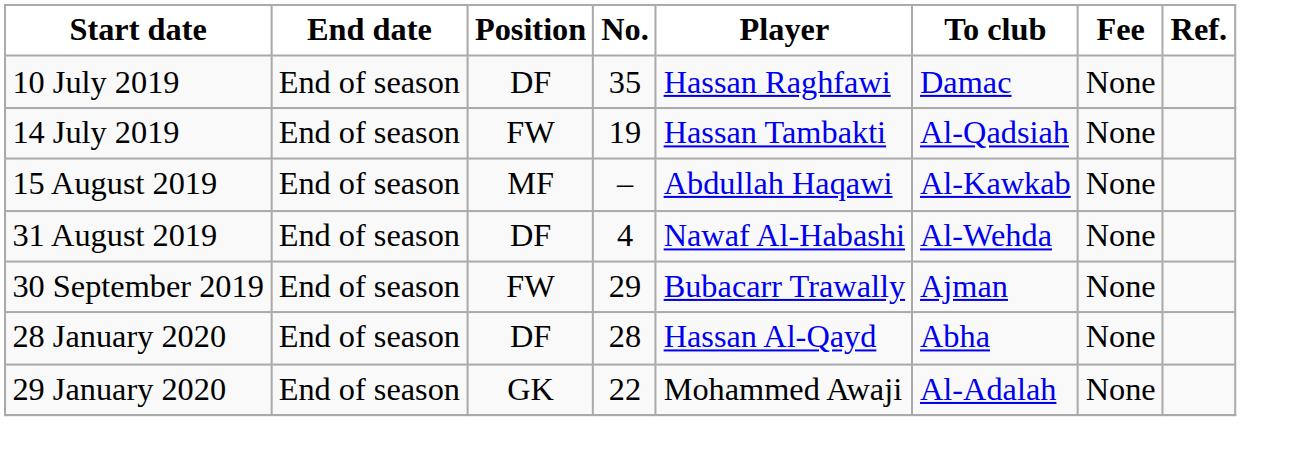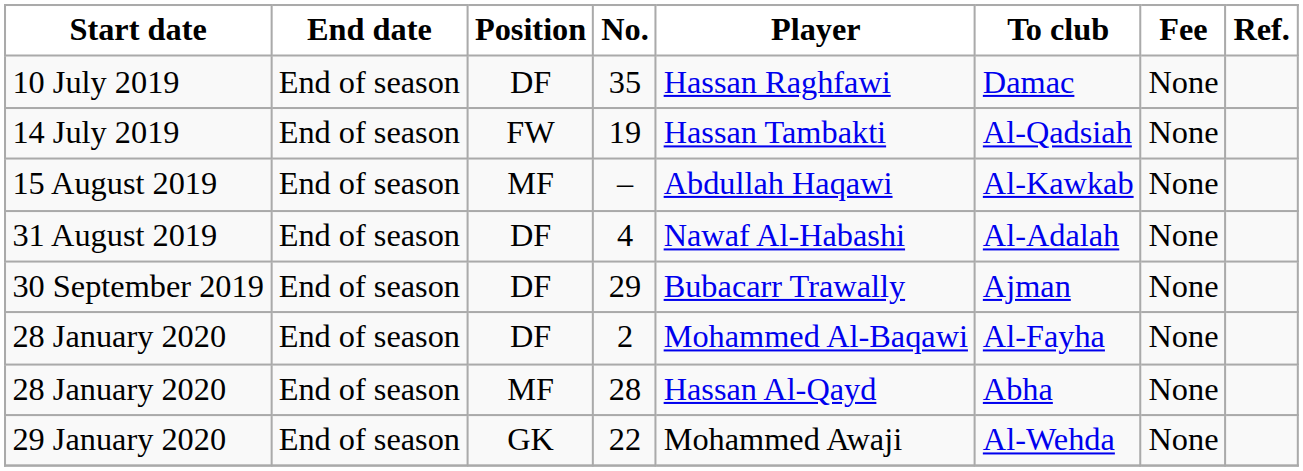(986, 235) Al-Wehda -> (1051, 235) Al-Adalah
(531, 286) FW -> (531, 286) DF
+ row: (625, 337)
(531, 337) DF -> (531, 388) MF
(988, 388) Al-Adalah -> (1049, 440) Al-Wehda
